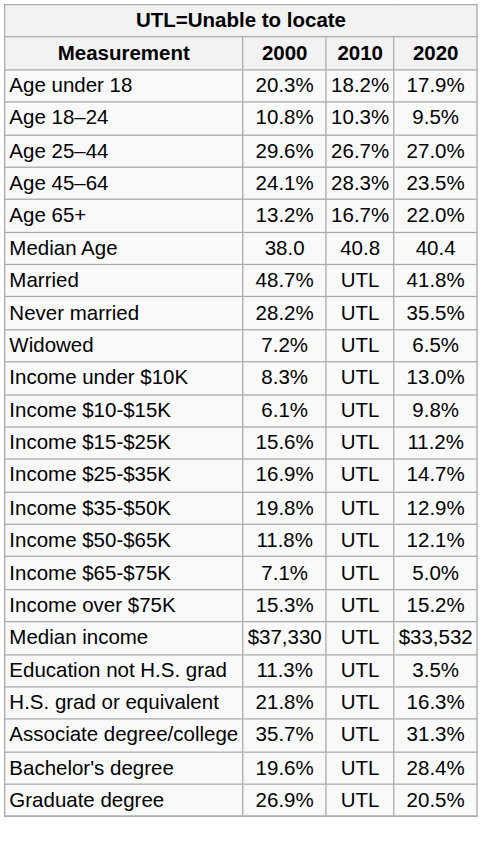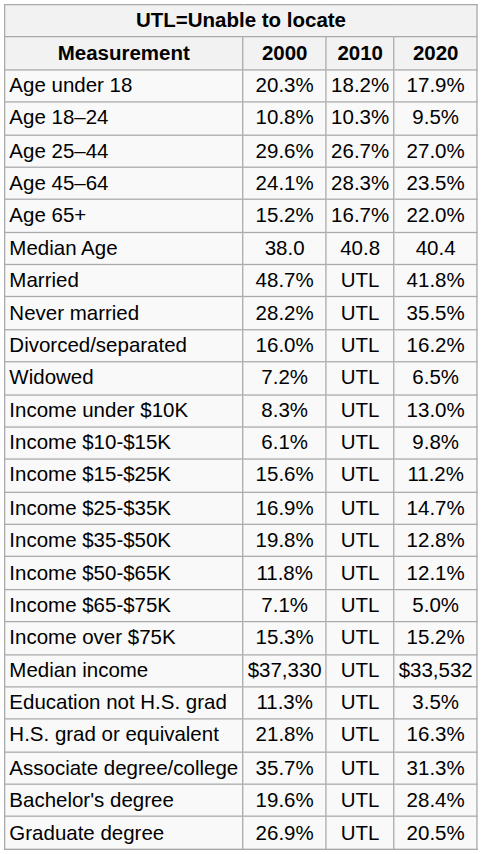(285, 215) 13.2% -> (285, 215) 15.2%
+ row: (98, 345)
(436, 507) 12.9% -> (436, 540) 12.8%
